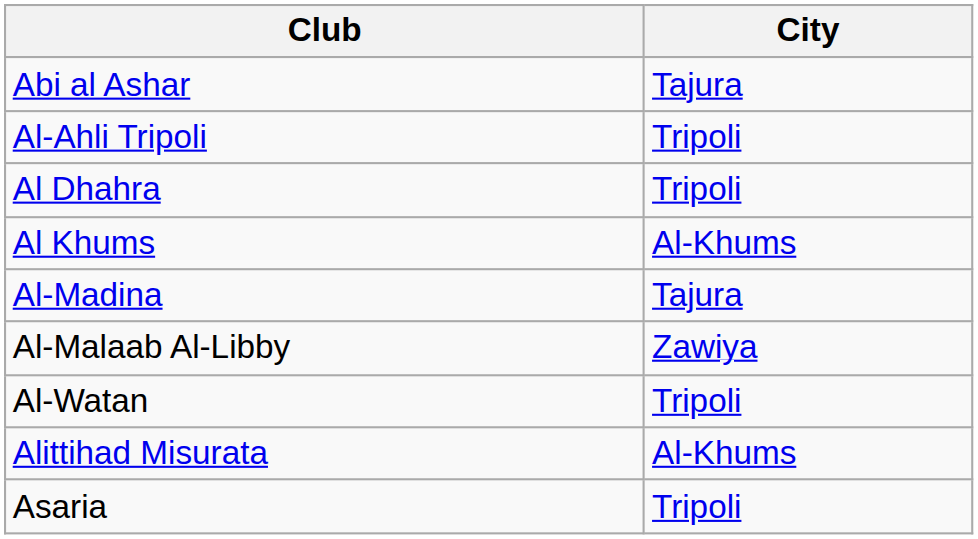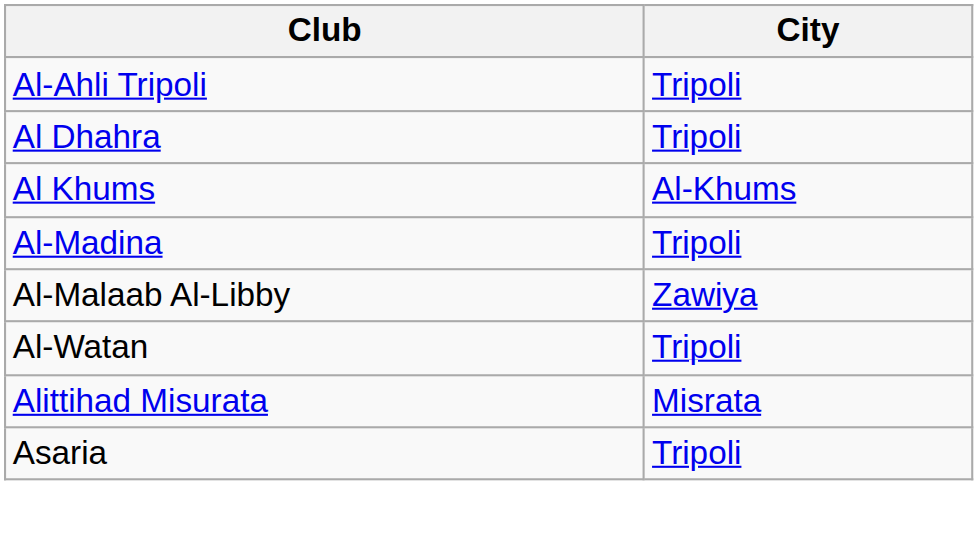- row: (102, 83)
(697, 294) Tajura -> (697, 242) Tripoli
(724, 453) Al-Khums -> (707, 400) Misrata
